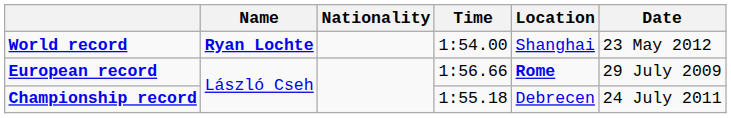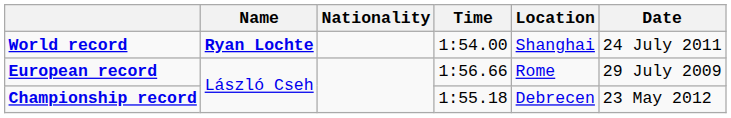(657, 45) 23 May 2012 -> (662, 45) 24 July 2011
(535, 72) bold -> (535, 72) normal
(662, 99) 24 July 2011 -> (657, 99) 23 May 2012
